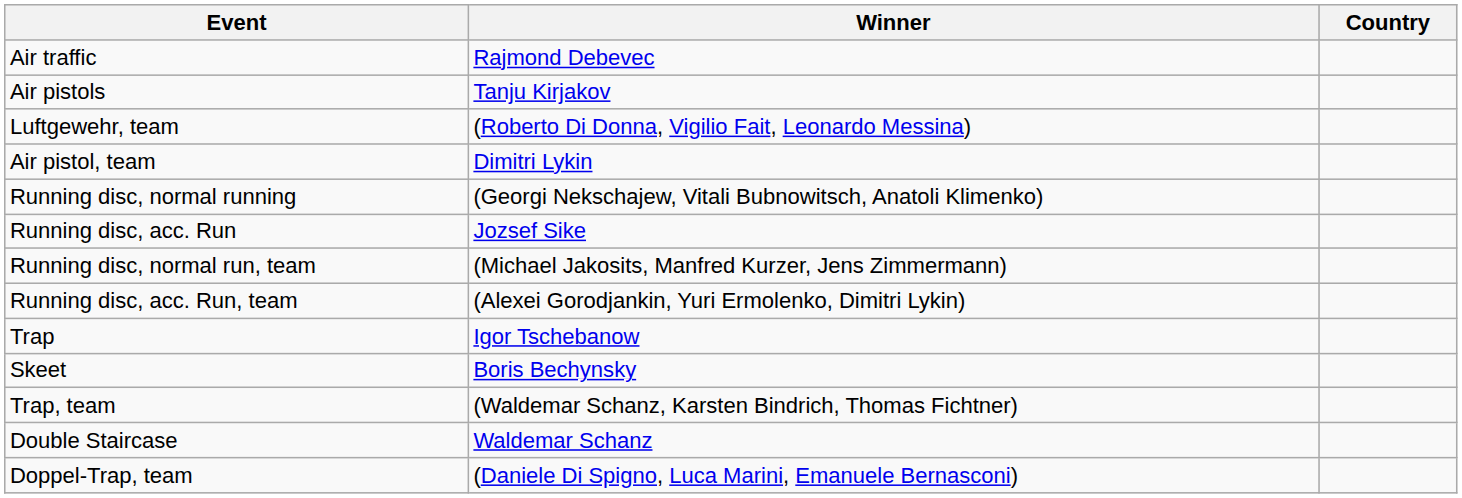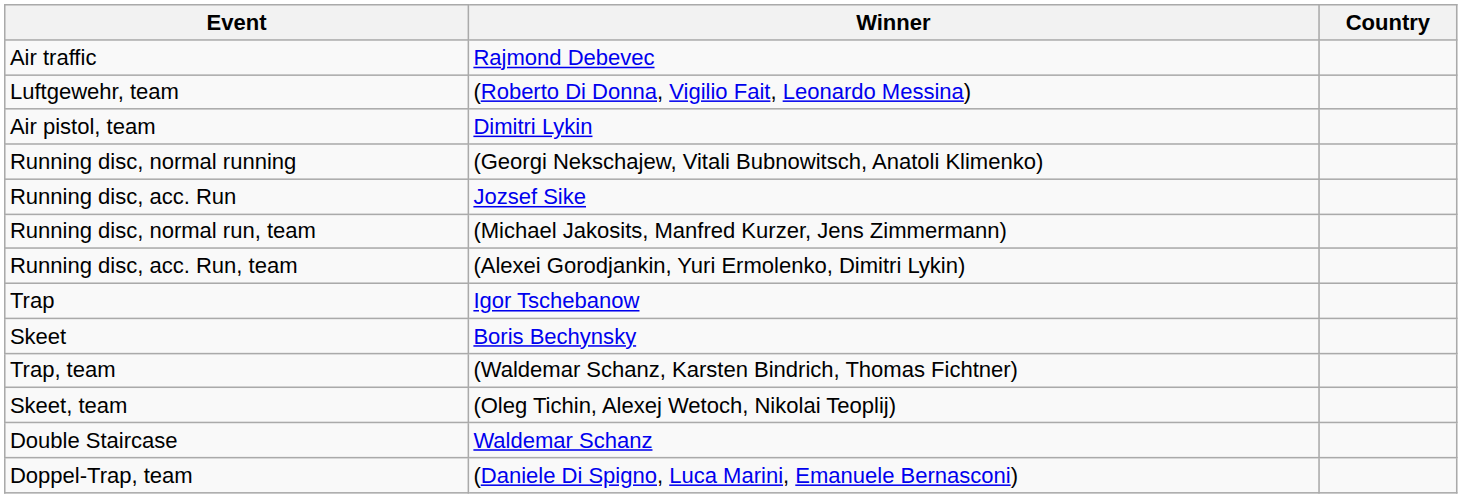- row: (58, 92)
+ row: (69, 405)
